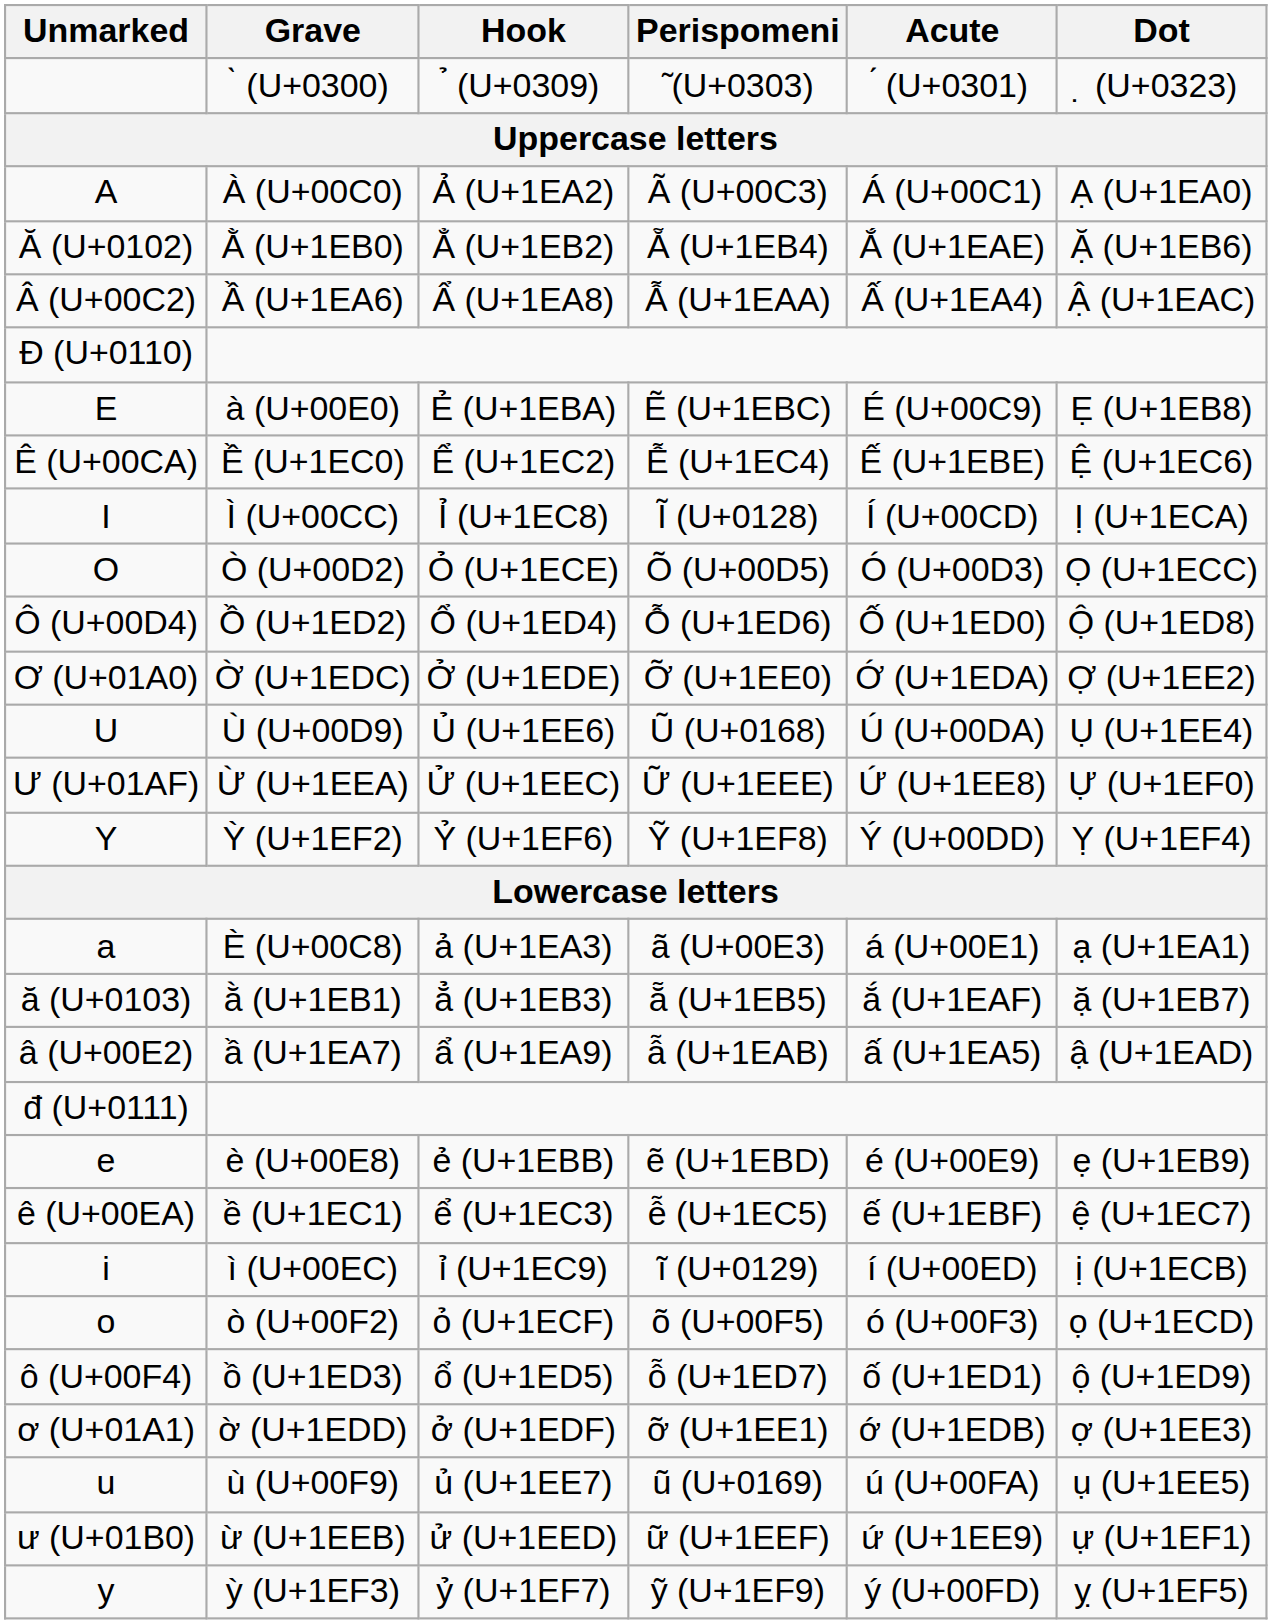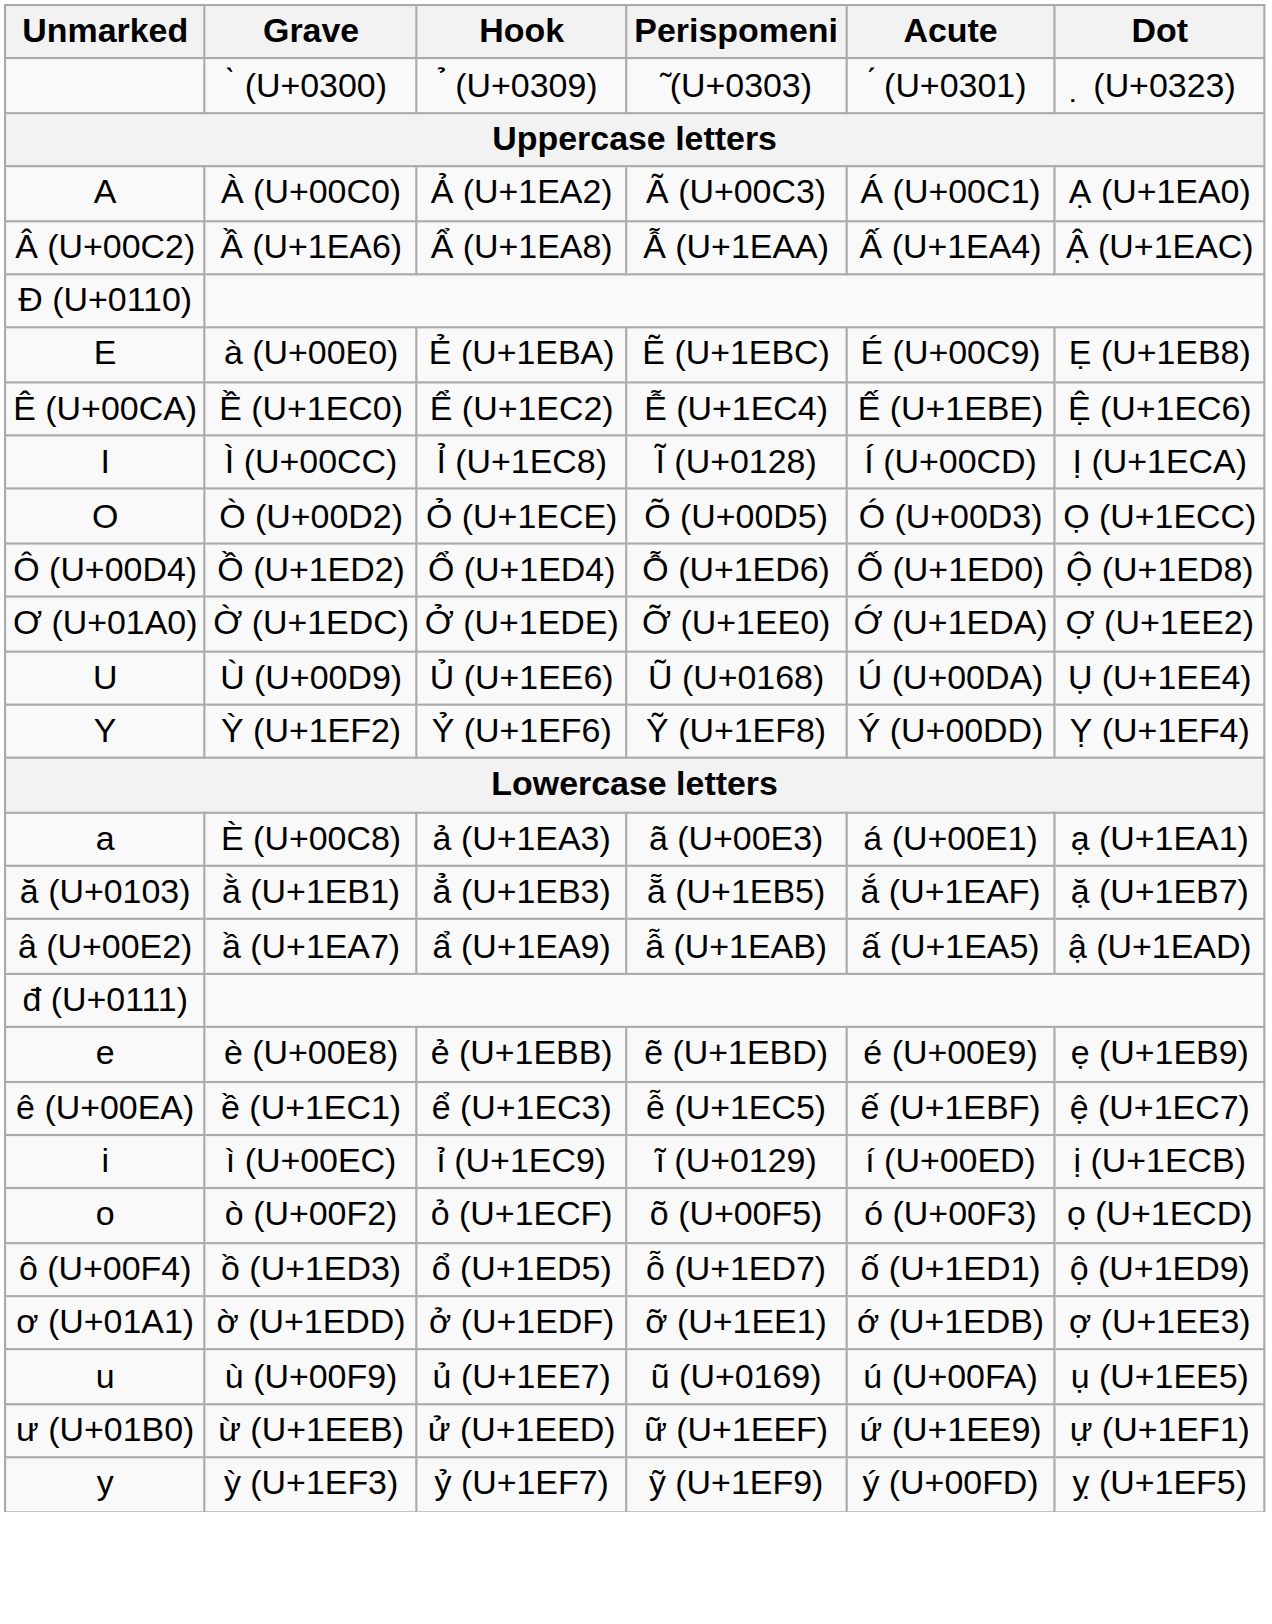- row: (106, 246)
- row: (106, 784)
